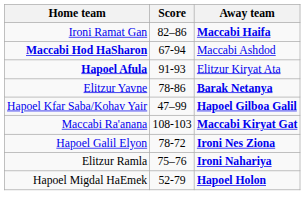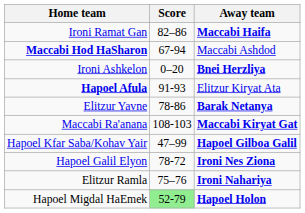+ row: (112, 69)
rows swapped: (77, 106) <-> (104, 124)
(172, 180) no background -> (172, 198) lightgreen background
